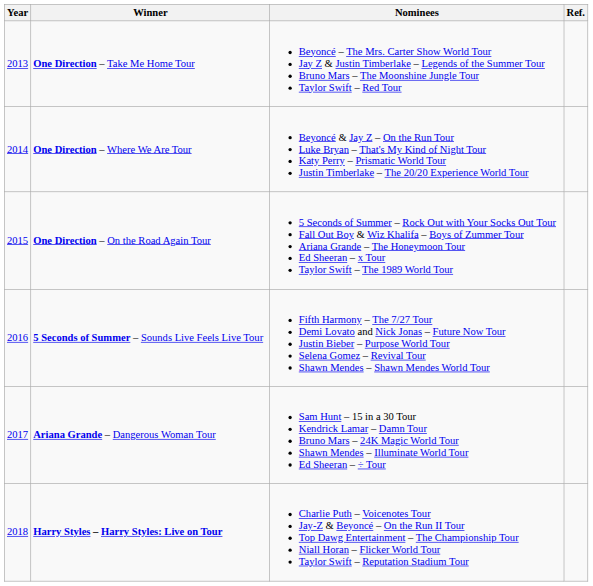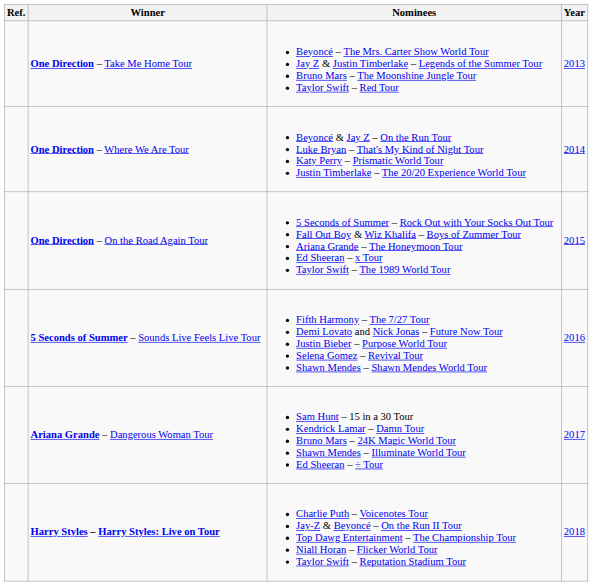columns swapped: (18, 12) <-> (576, 12)
